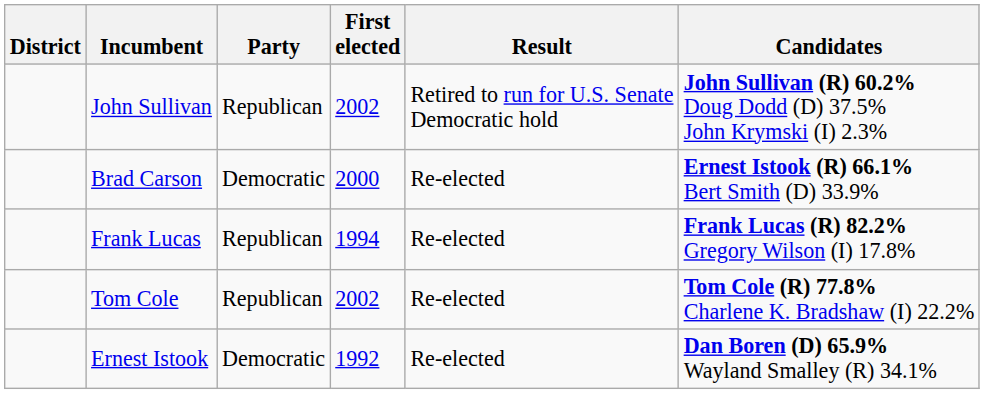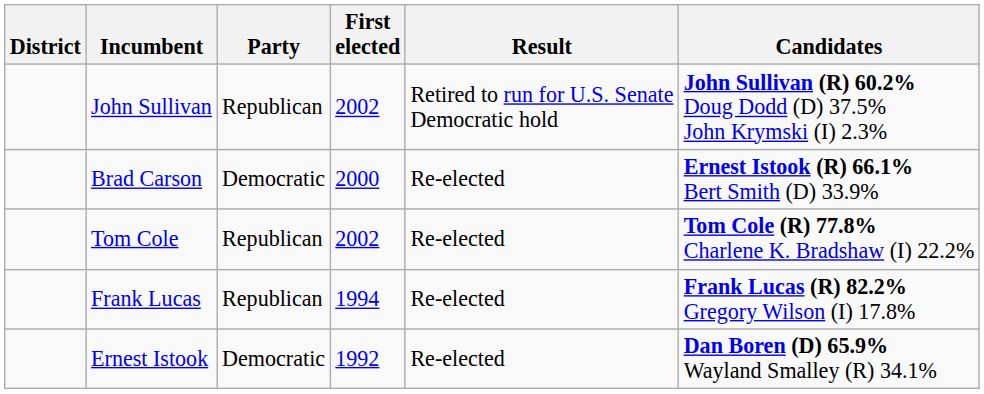rows swapped: (146, 238) <-> (135, 298)
